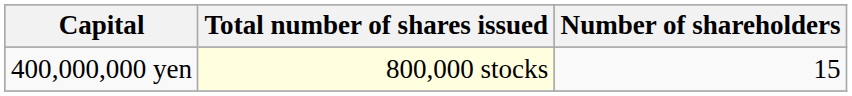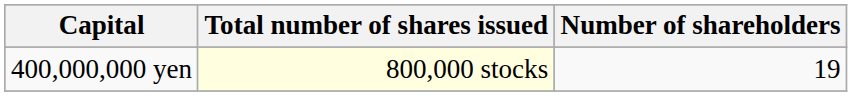(827, 68) 15 -> (827, 68) 19
